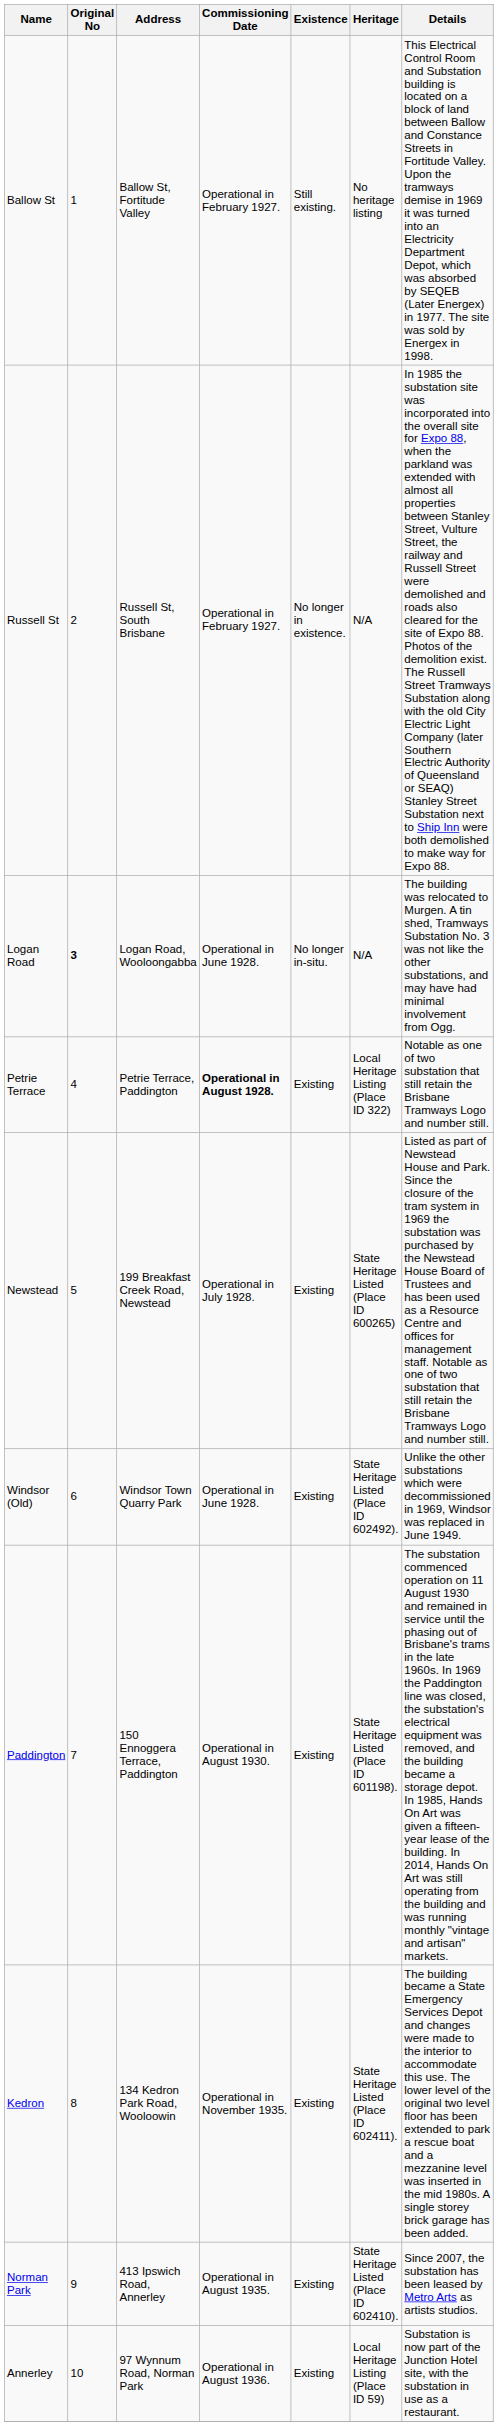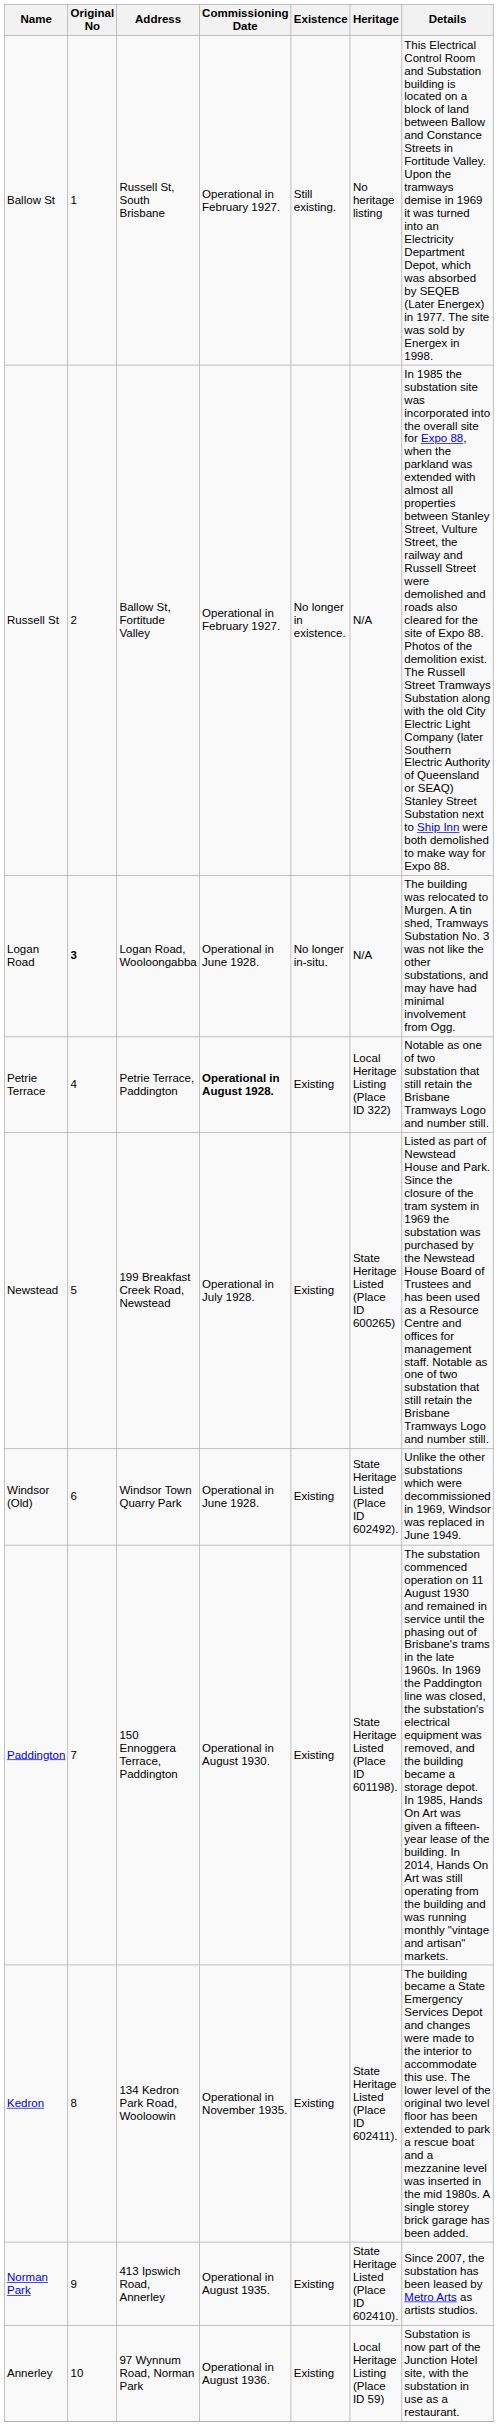(145, 200) Ballow St, Fortitude Valley -> (147, 200) Russell St, South Brisbane
(147, 620) Russell St, South Brisbane -> (145, 620) Ballow St, Fortitude Valley
